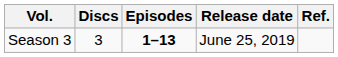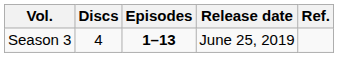(98, 40) 3 -> (98, 40) 4
